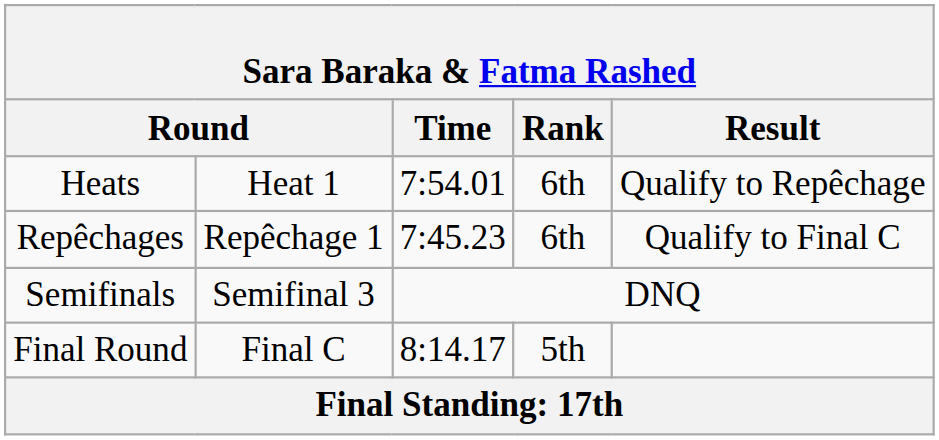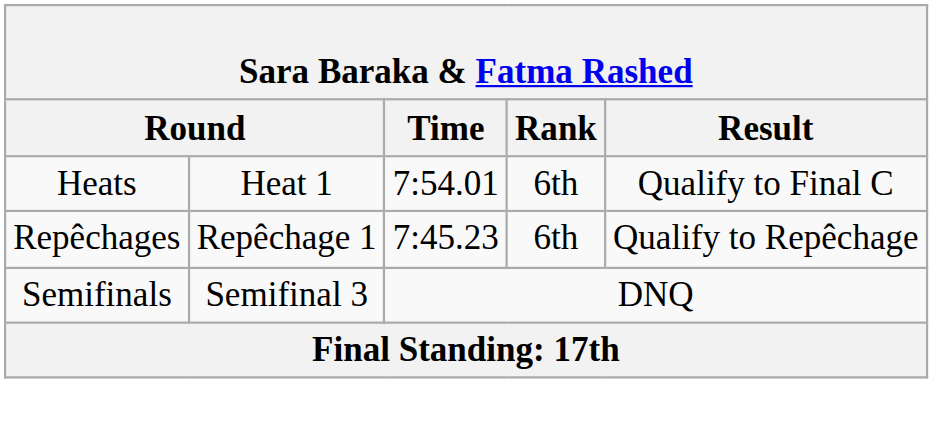(773, 182) Qualify to Repêchage -> (766, 182) Qualify to Final C
(773, 238) Qualify to Final C -> (766, 238) Qualify to Repêchage
- row: (100, 349)
